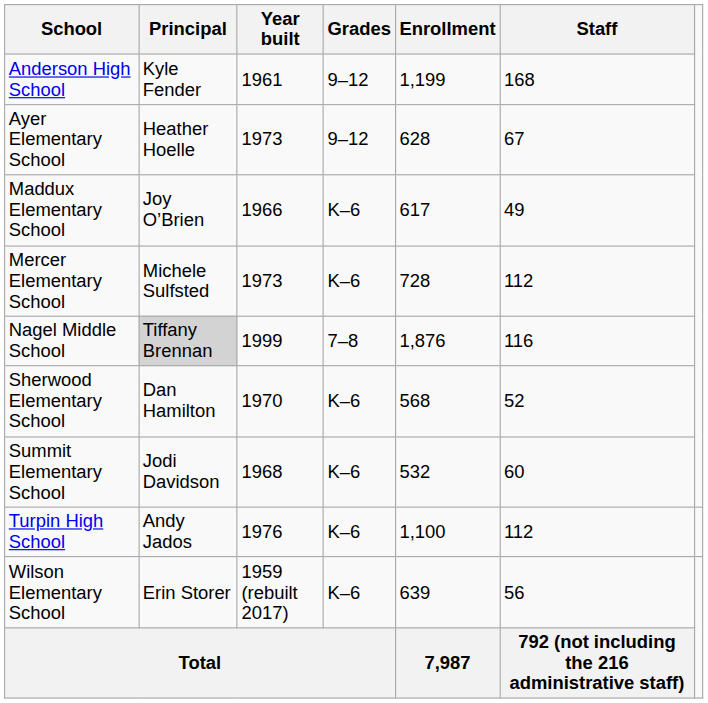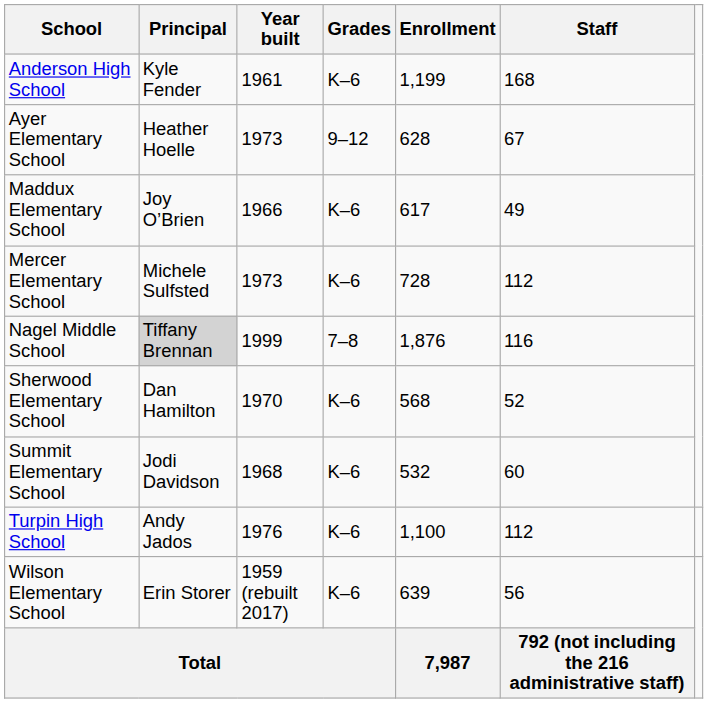(348, 79) 9–12 -> (344, 79) K–6
